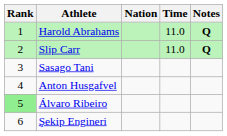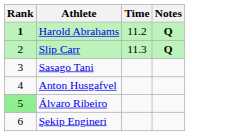- column: (141, 13)
(20, 31) normal -> (20, 31) bold
(175, 31) 11.0 -> (137, 31) 11.2
(175, 49) 11.0 -> (137, 49) 11.3
